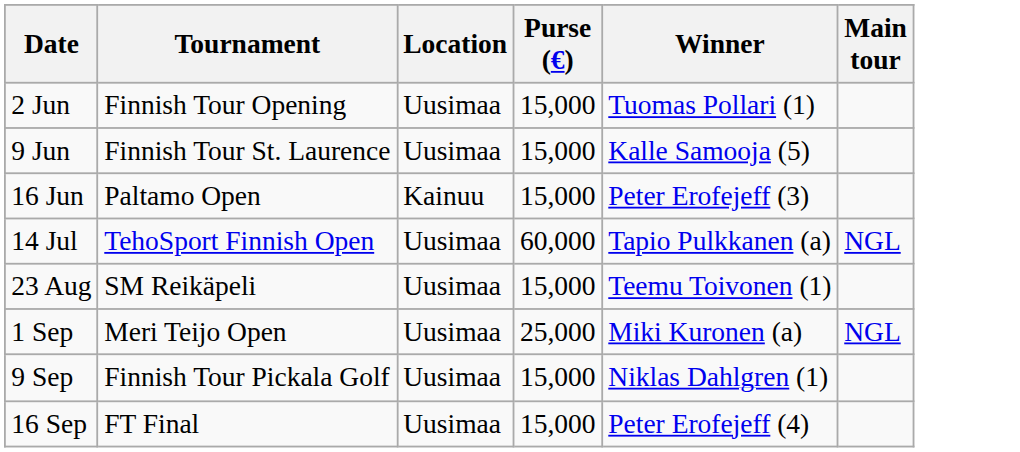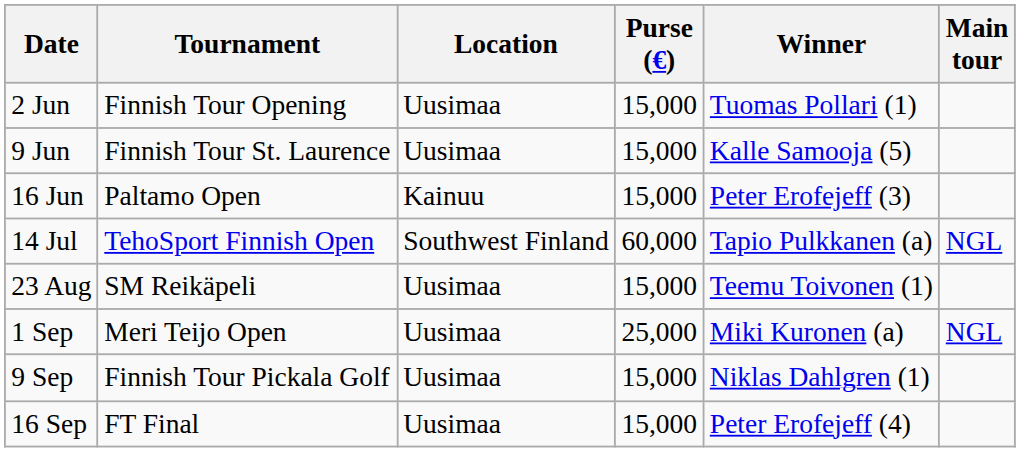(452, 241) Uusimaa -> (506, 241) Southwest Finland
